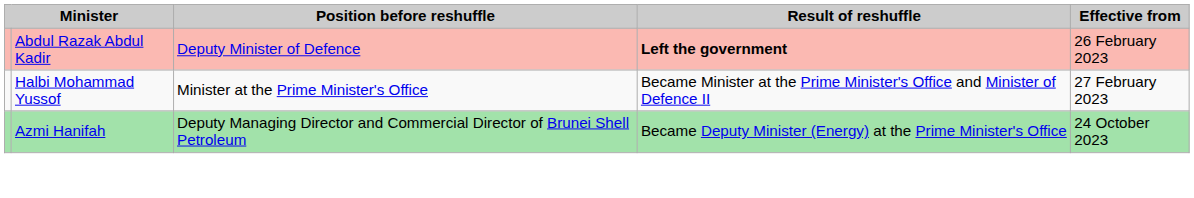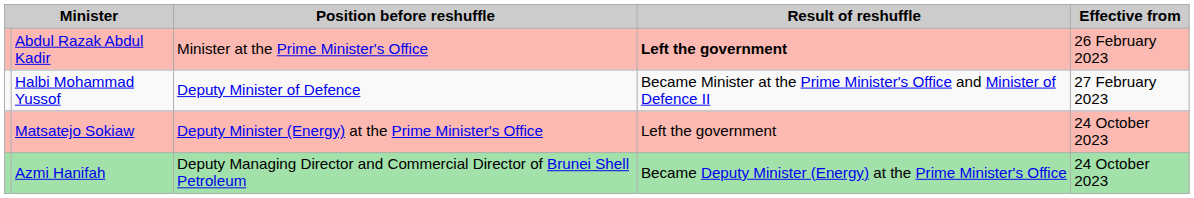(269, 49) Deputy Minister of Defence -> (303, 49) Minister at the Prime Minister's Office
(303, 90) Minister at the Prime Minister's Office -> (269, 90) Deputy Minister of Defence
+ row: (75, 131)
